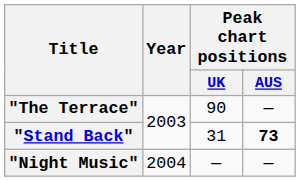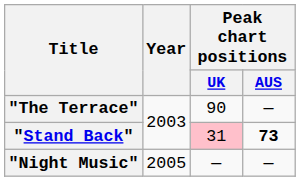(216, 136) no background -> (216, 136) pink background
(166, 163) 2004 -> (166, 163) 2005
